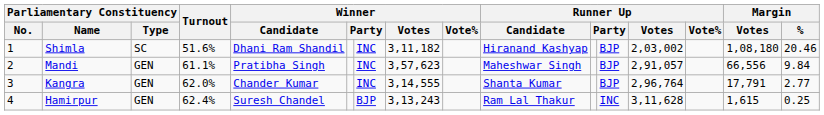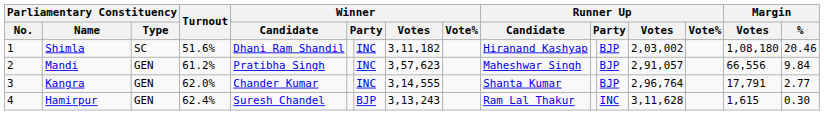(199, 66) 61.1% -> (199, 66) 61.2%
(797, 101) 0.25 -> (797, 101) 0.30
